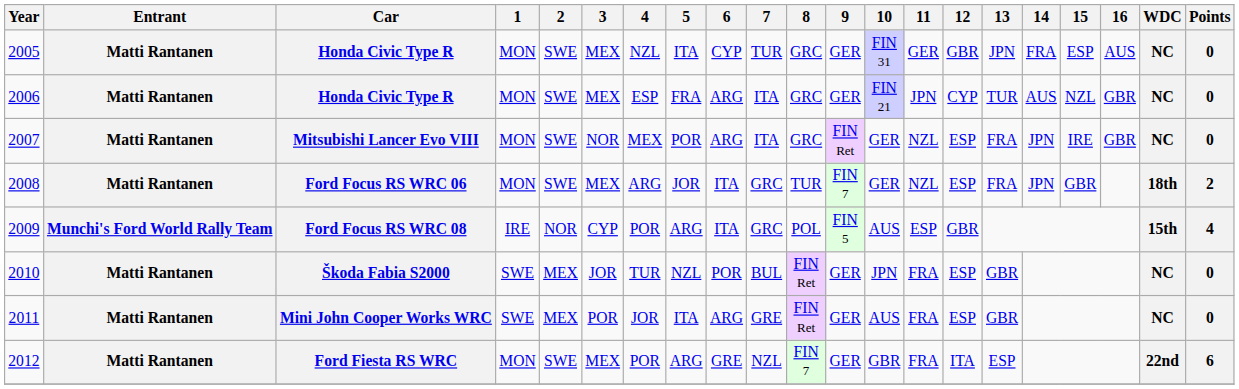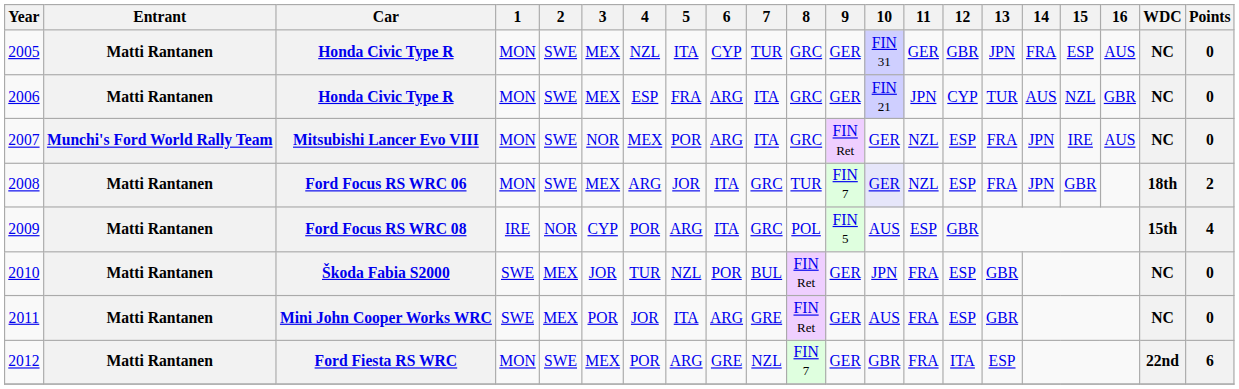(160, 140) Matti Rantanen -> (160, 140) Munchi's Ford World Rally Team
(1120, 140) GBR -> (1120, 140) AUS
(884, 184) no background -> (884, 184) lavender background
(160, 228) Munchi's Ford World Rally Team -> (160, 228) Matti Rantanen
